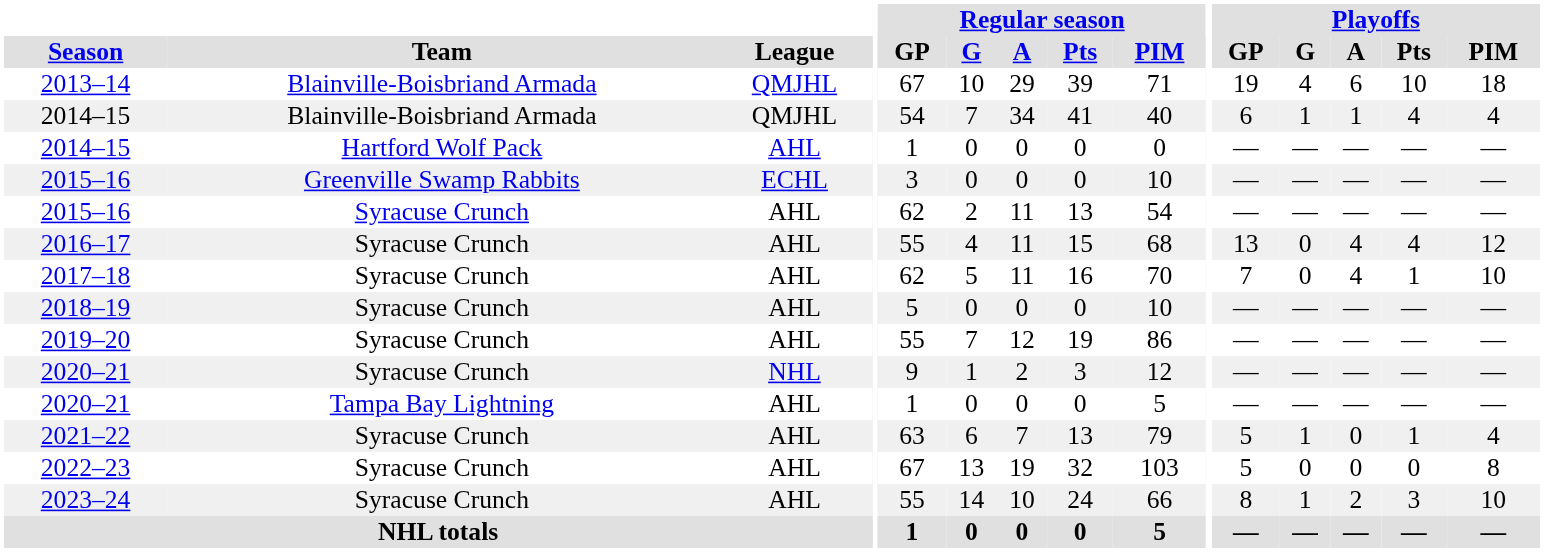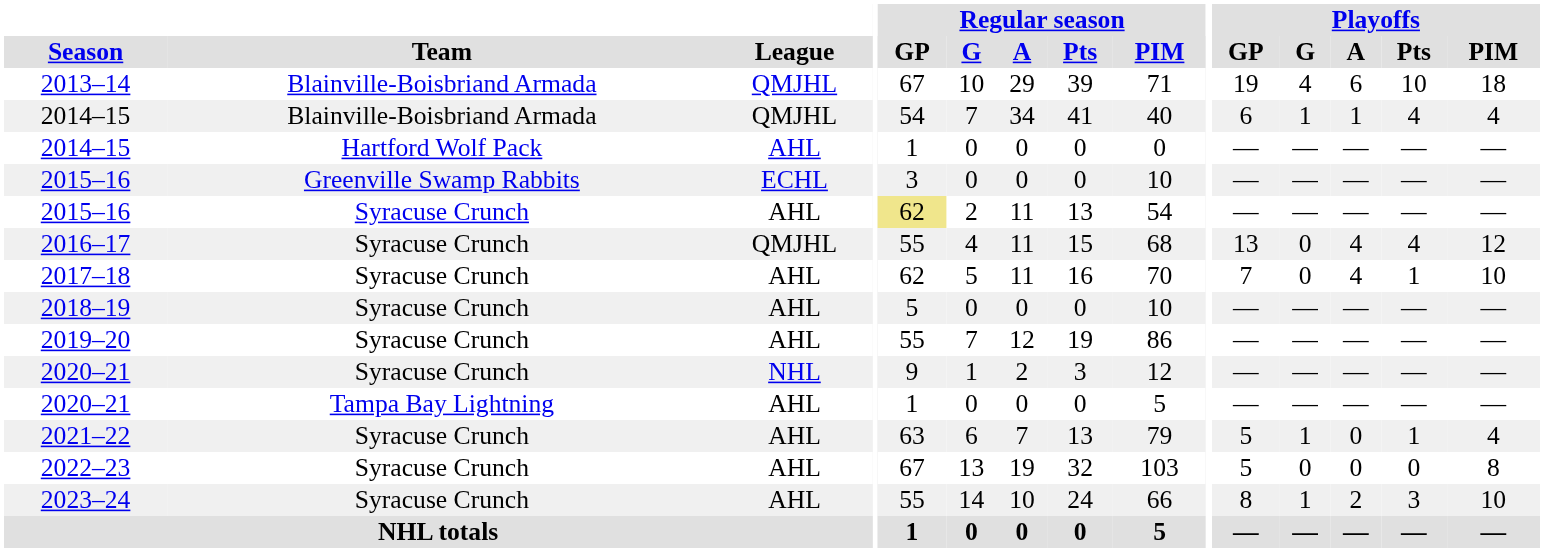(912, 211) no background -> (912, 211) khaki background
(794, 243) AHL -> (794, 243) QMJHL
